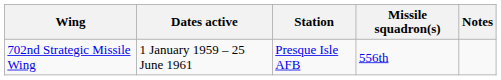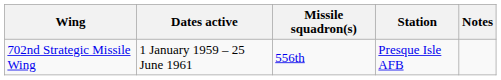columns swapped: (314, 22) <-> (408, 22)
